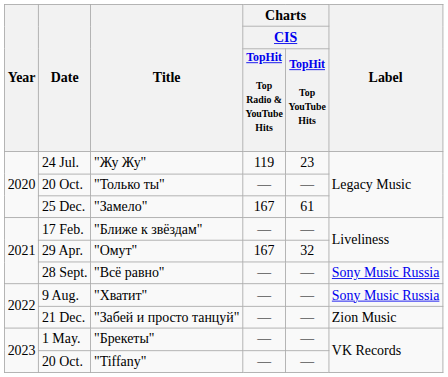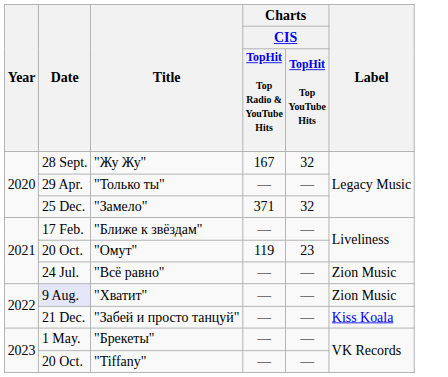(60, 162) 24 Jul. -> (65, 162) 28 Sept.
(264, 162) 119 -> (264, 162) 167
(307, 162) 23 -> (307, 162) 32
(62, 184) 20 Oct. -> (62, 184) 29 Apr.
(264, 206) 167 -> (264, 206) 371
(307, 206) 61 -> (307, 206) 32
(62, 251) 29 Apr. -> (62, 251) 20 Oct.
(264, 251) 167 -> (264, 251) 119
(307, 251) 32 -> (307, 251) 23
(65, 273) 28 Sept. -> (60, 273) 24 Jul.
(386, 273) Sony Music Russia -> (364, 273) Zion Music
(60, 295) no background -> (60, 295) lavender background
(386, 295) Sony Music Russia -> (364, 295) Zion Music
(364, 317) Zion Music -> (363, 317) Kiss Koala
